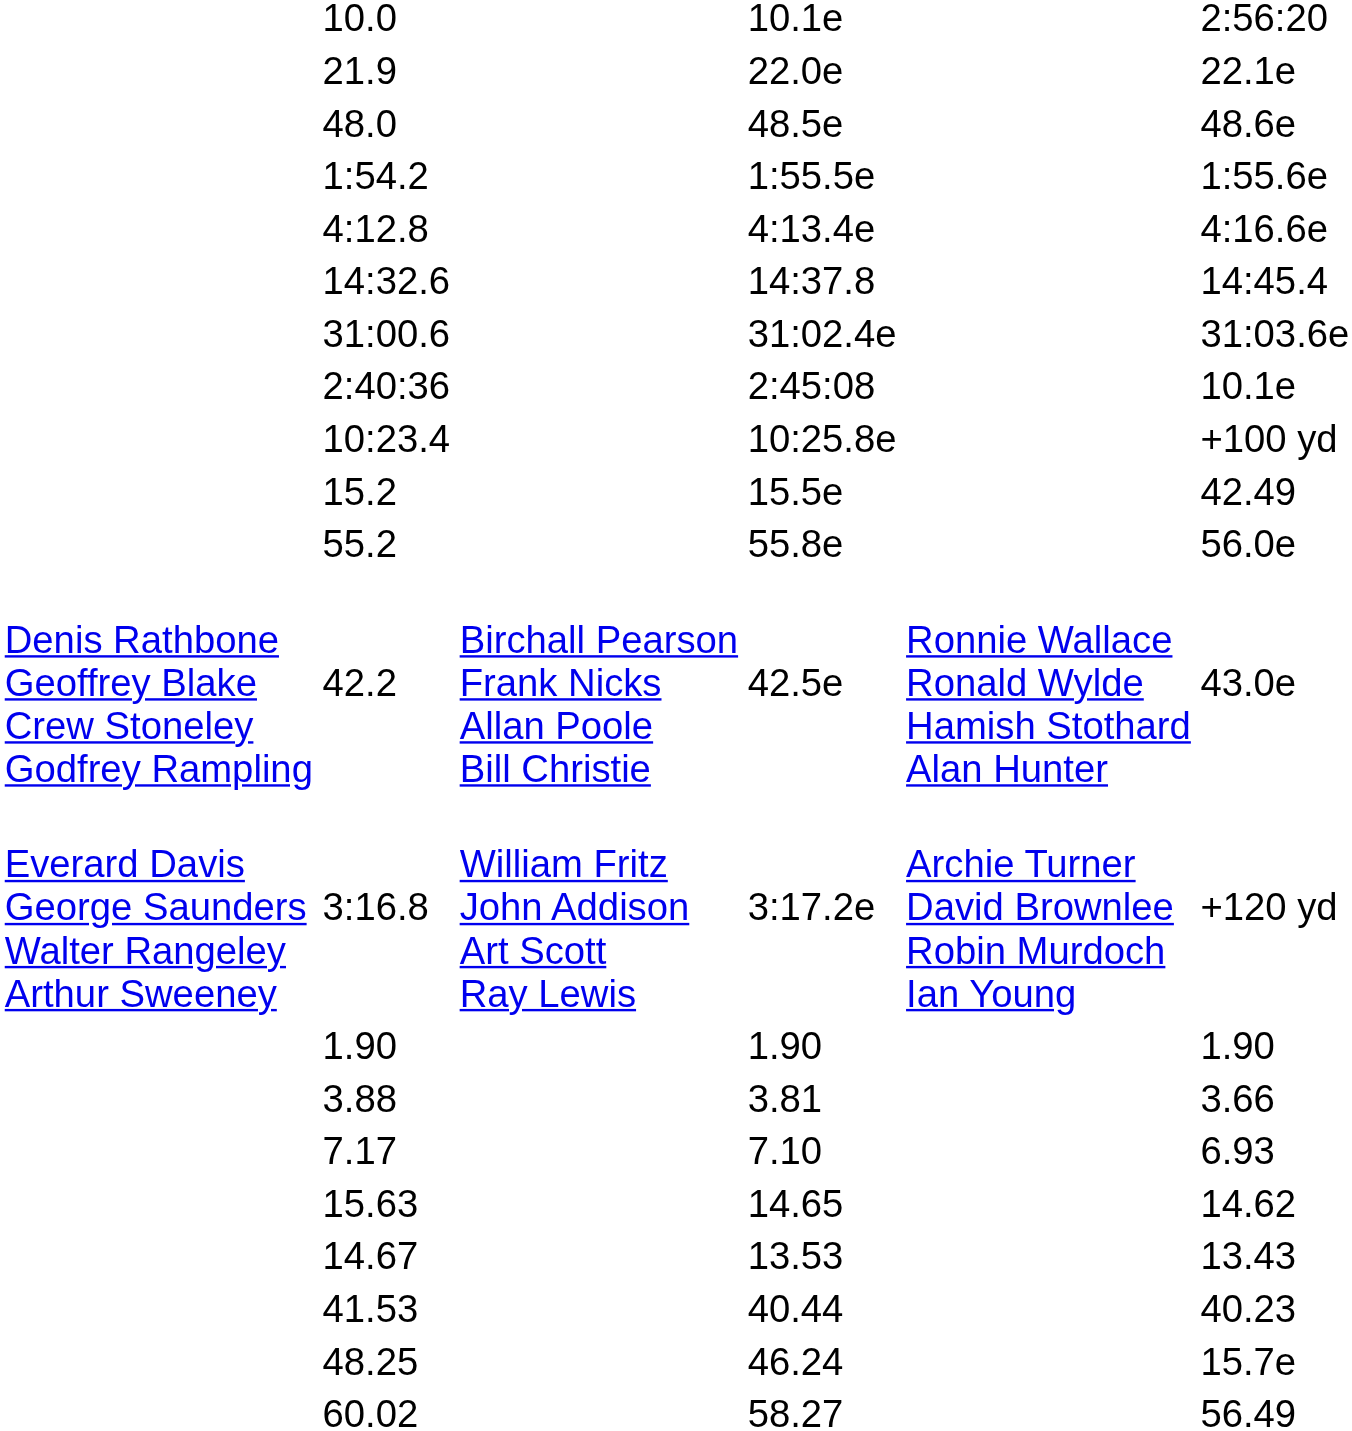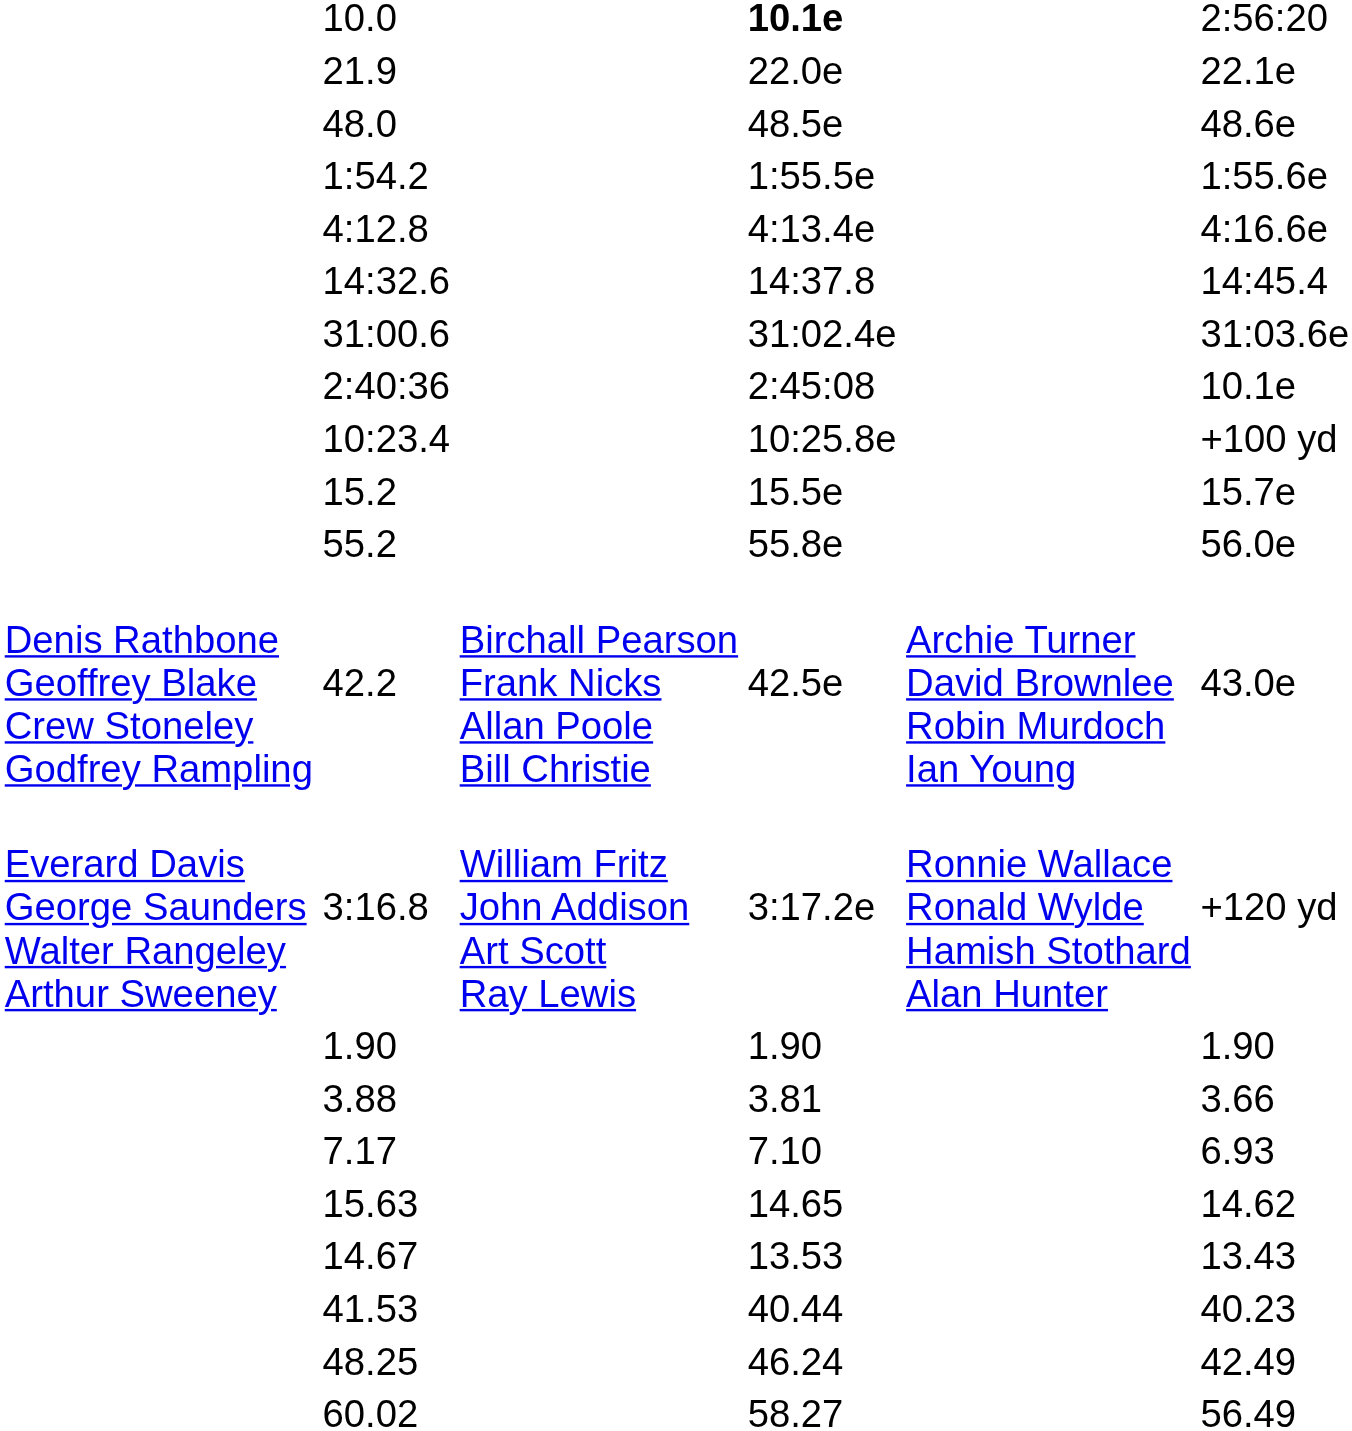(796, 18) normal -> (796, 18) bold
(1248, 491) 42.49 -> (1248, 491) 15.7e
(1048, 704) Ronnie Wallace Ronald Wylde Hamish Stothard Alan Hunter -> (1040, 704) Archie Turner David Brownlee Robin Murdoch Ian Young
(1040, 929) Archie Turner David Brownlee Robin Murdoch Ian Young -> (1048, 929) Ronnie Wallace Ronald Wylde Hamish Stothard Alan Hunter
(1248, 1361) 15.7e -> (1248, 1361) 42.49
